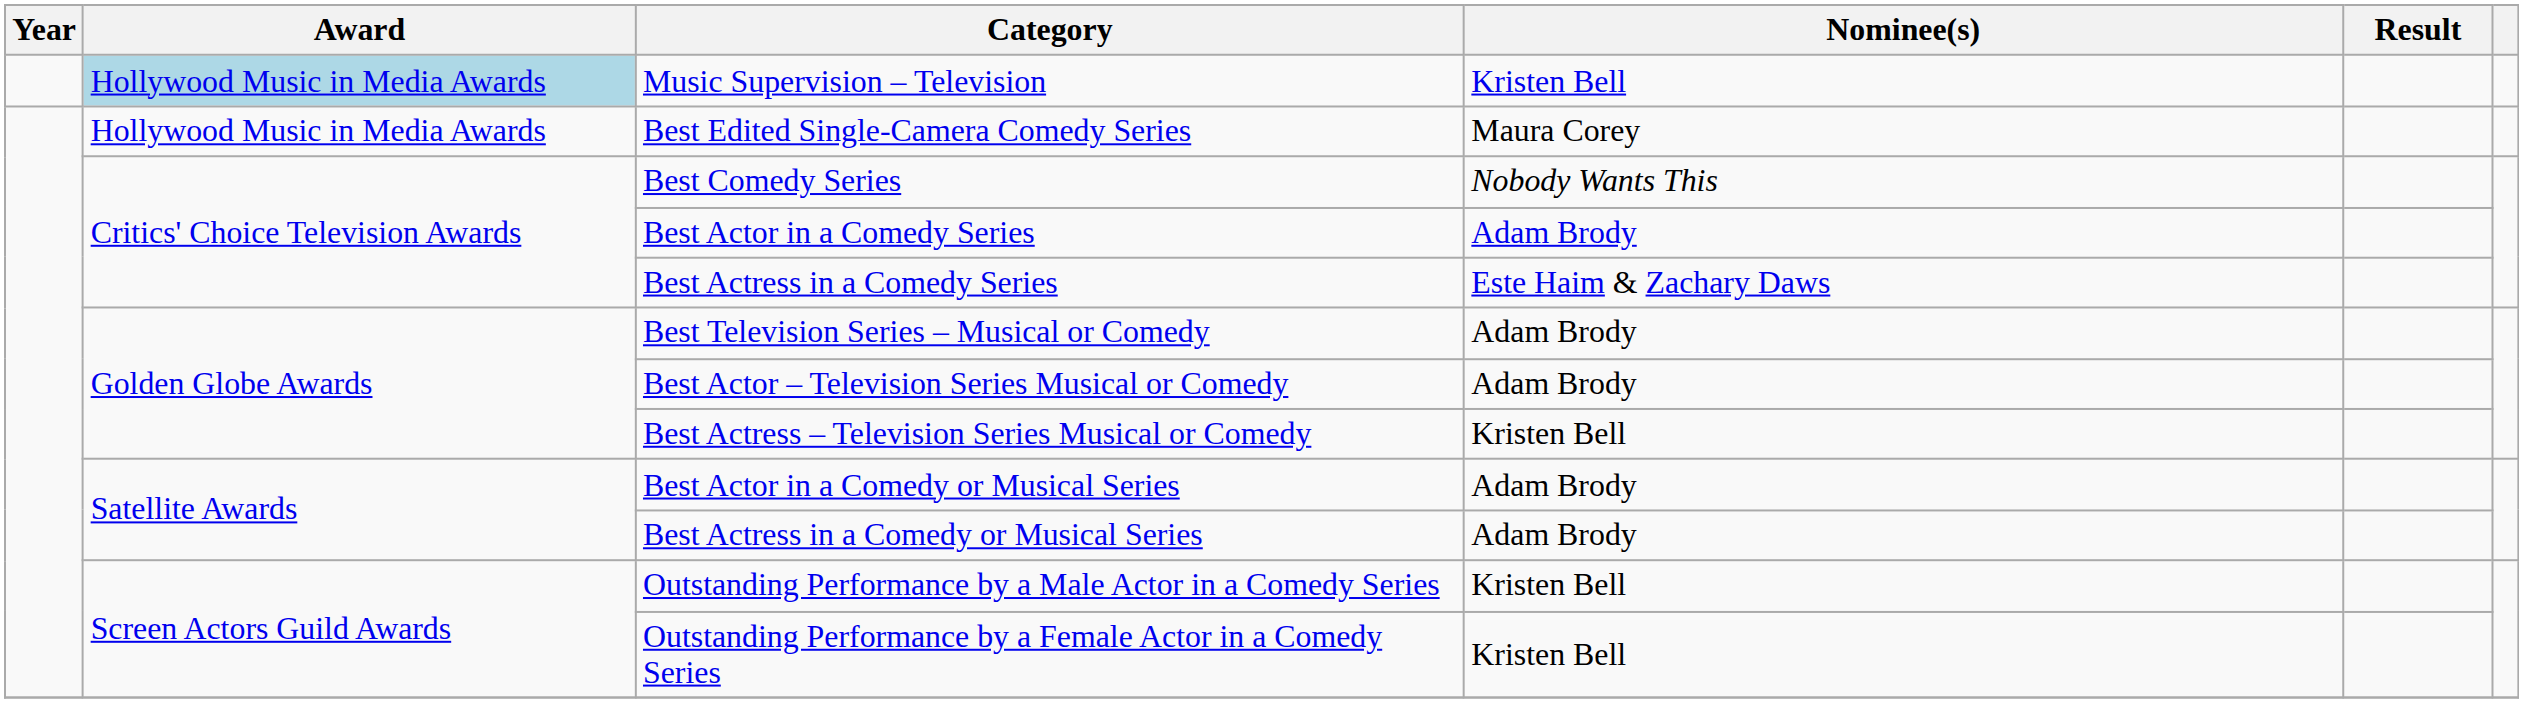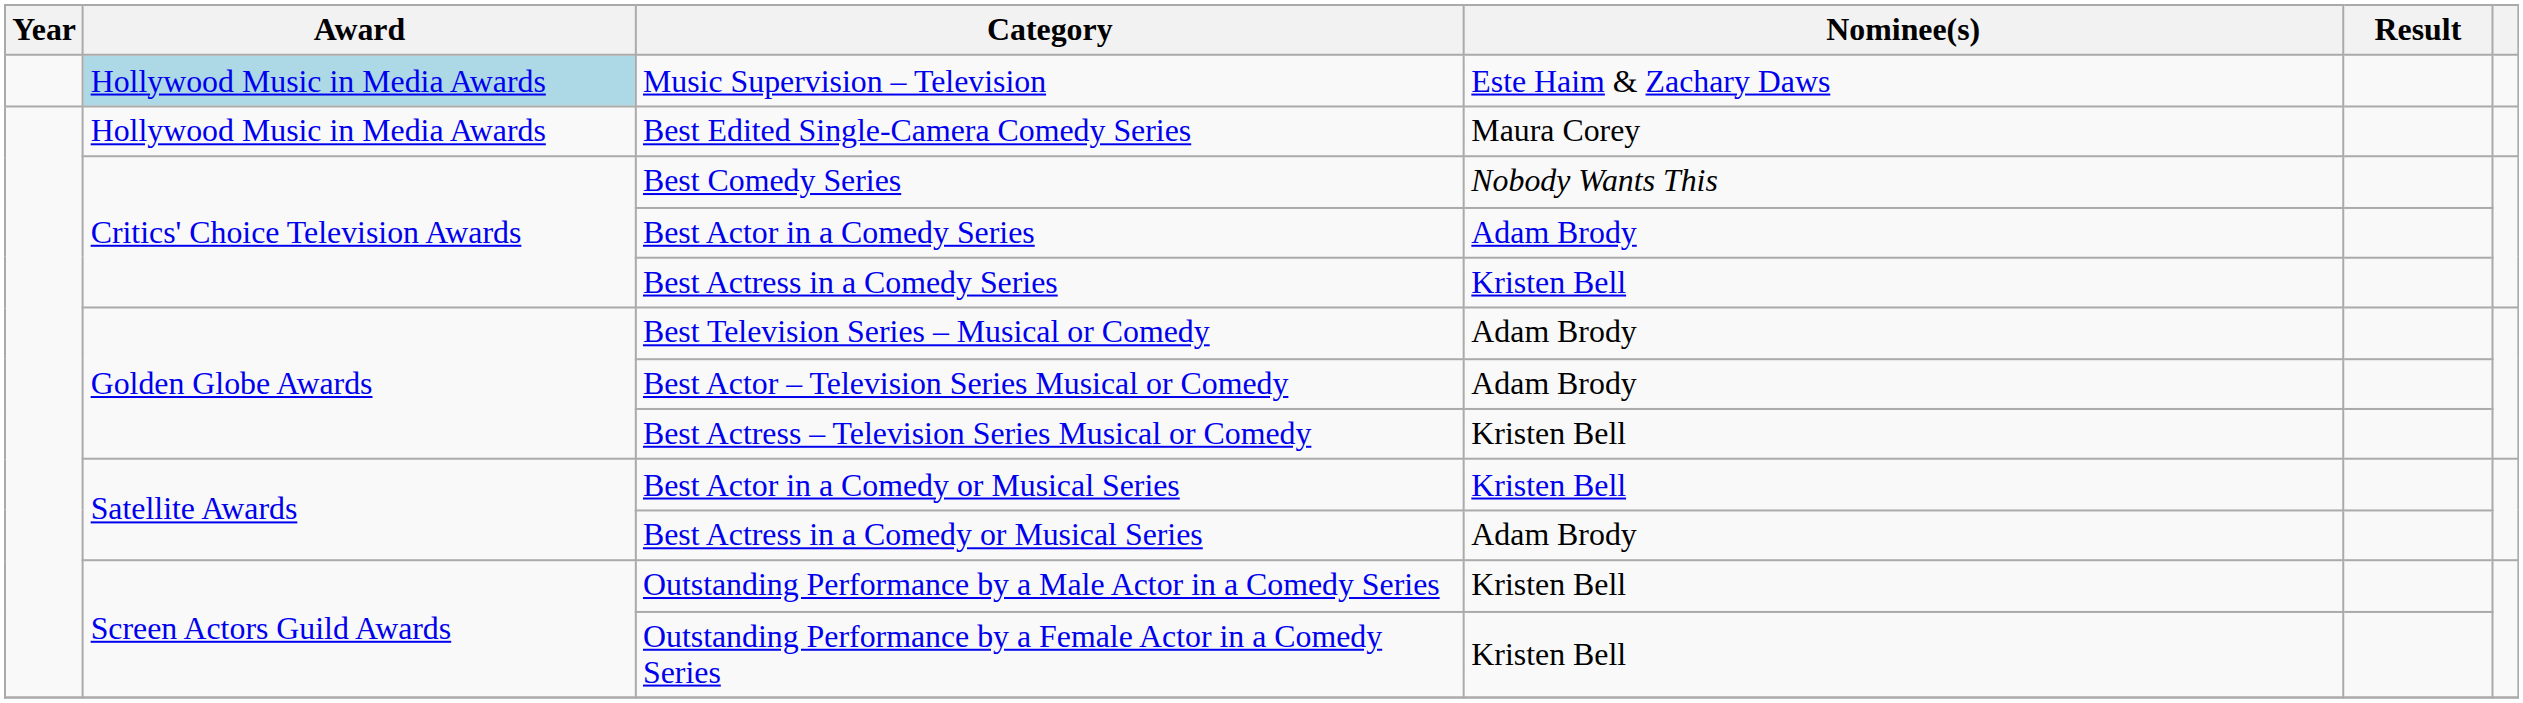(1549, 80) Kristen Bell -> (1651, 80) Este Haim & Zachary Daws
(1651, 282) Este Haim & Zachary Daws -> (1549, 282) Kristen Bell
(1554, 484) Adam Brody -> (1549, 484) Kristen Bell
